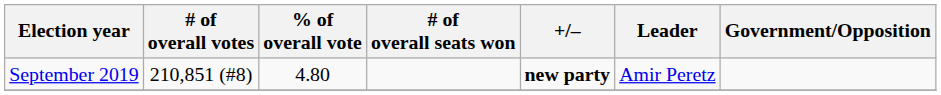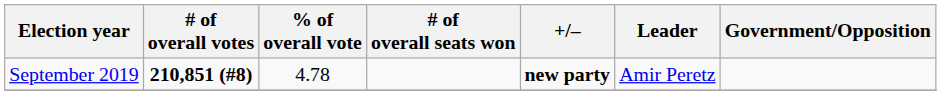(201, 74) normal -> (201, 74) bold
(313, 74) 4.80 -> (313, 74) 4.78
